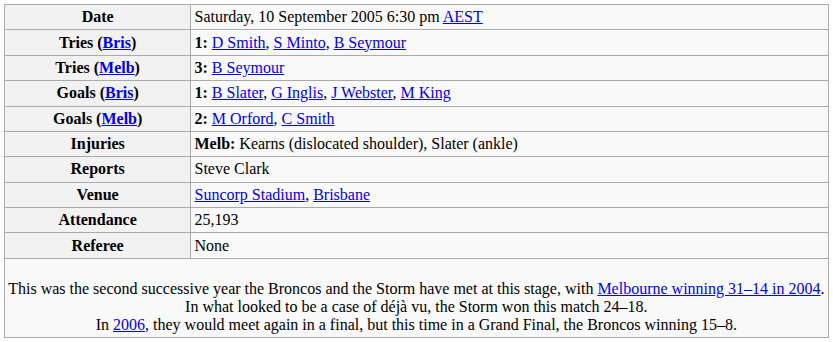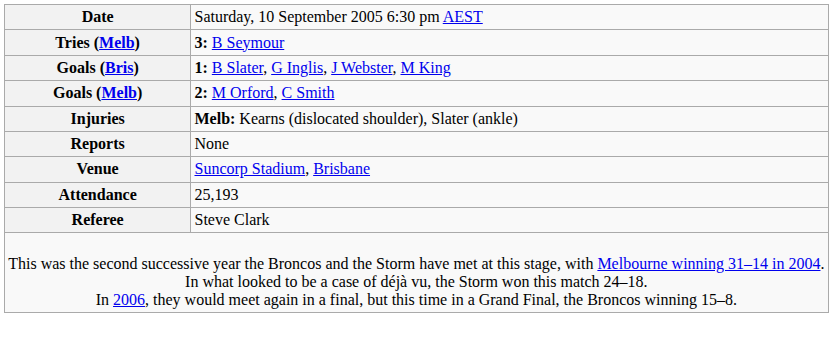- row: (98, 42)
(232, 169) Steve Clark -> (212, 144) None
(212, 245) None -> (232, 220) Steve Clark
